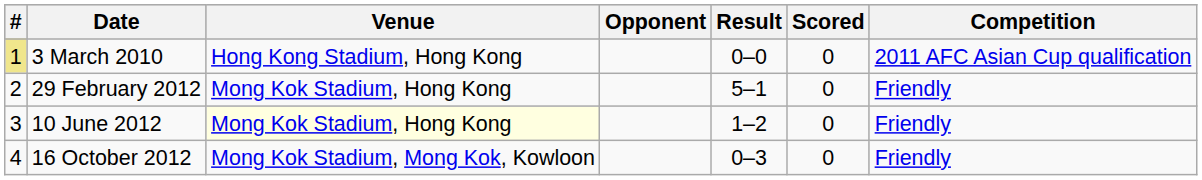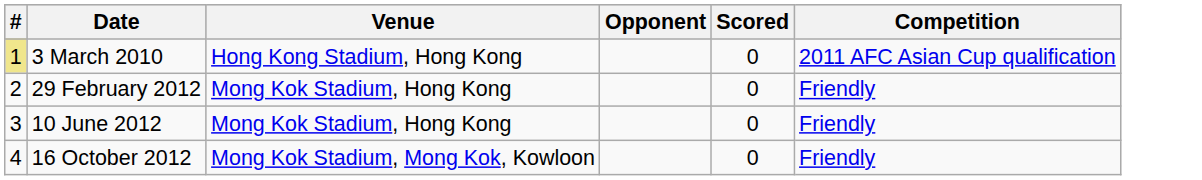- column: (749, 22)
(361, 124) lightyellow background -> (361, 124) no background
